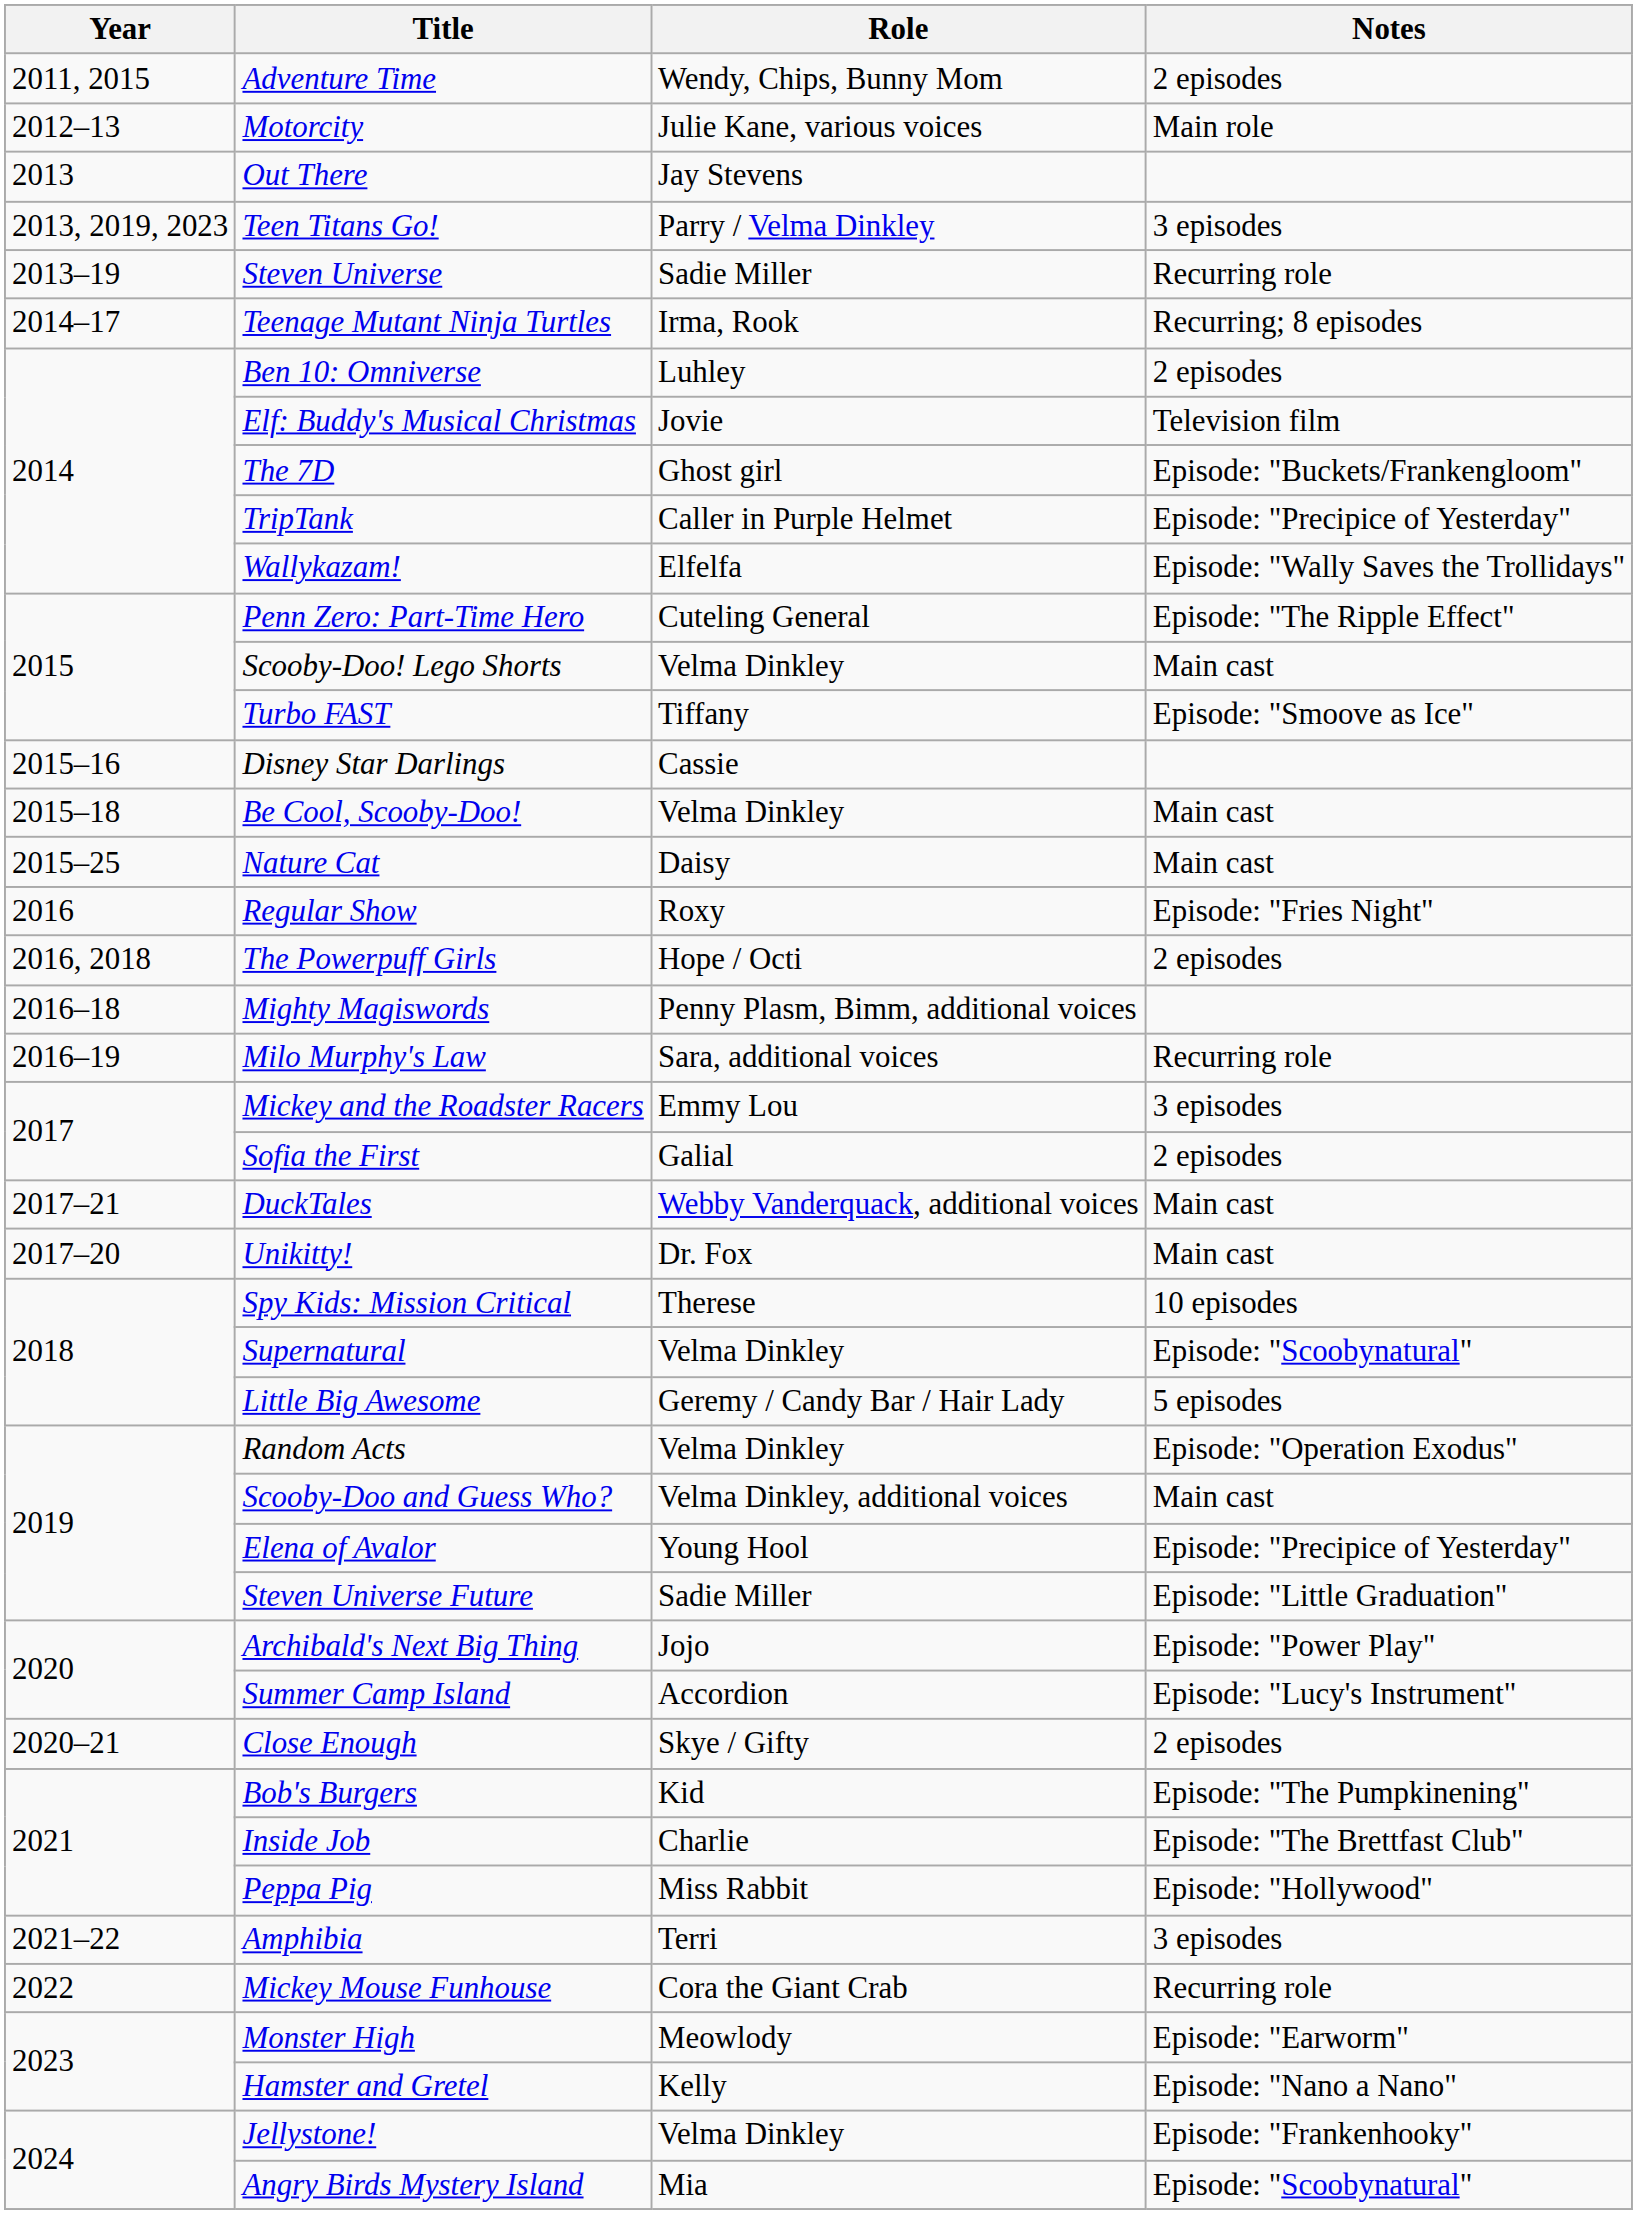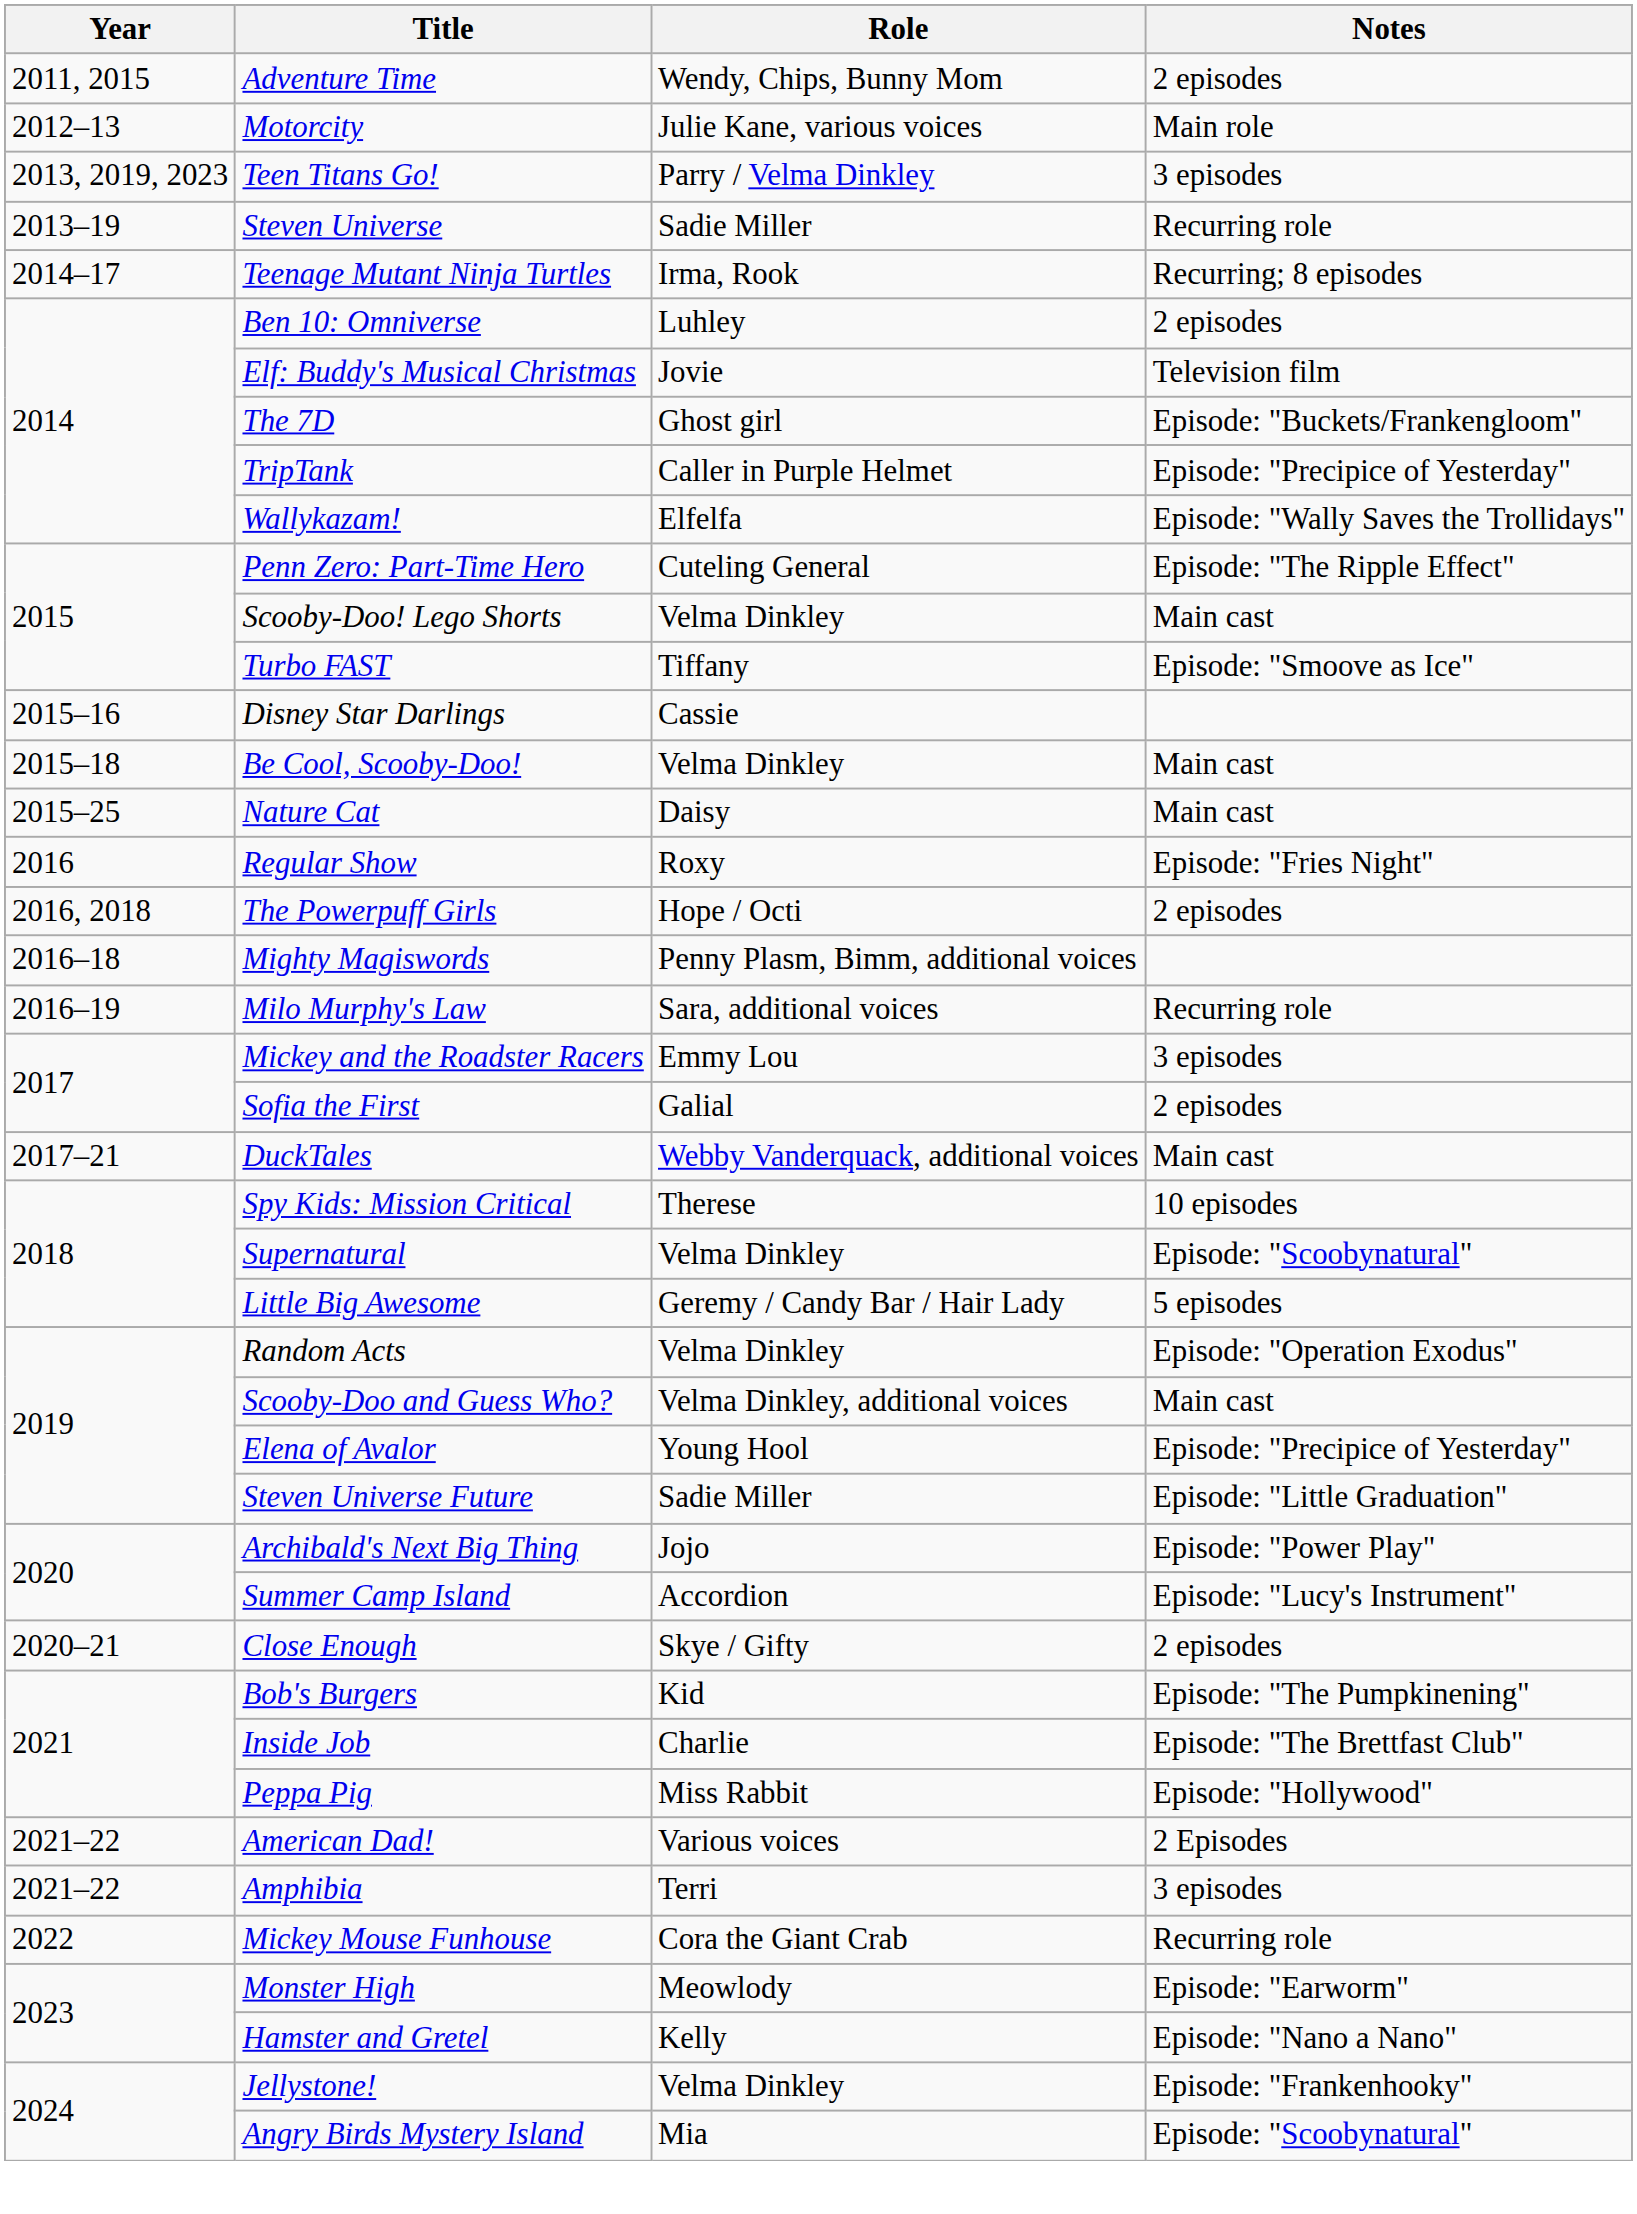- row: (305, 175)
- row: (297, 1253)
+ row: (338, 1841)
